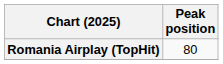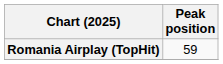(190, 49) 80 -> (190, 49) 59
